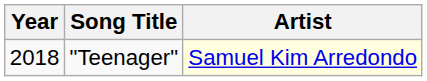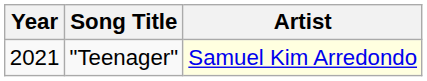(35, 57) 2018 -> (35, 57) 2021
